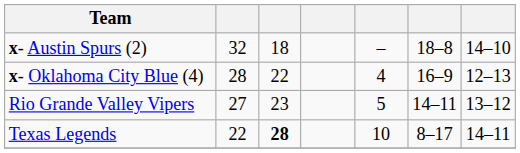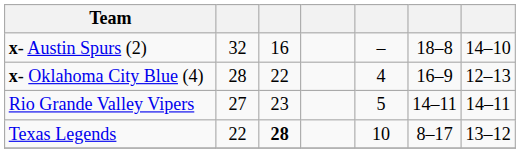(280, 47) 18 -> (280, 47) 16
(488, 104) 13–12 -> (488, 104) 14–11
(488, 133) 14–11 -> (488, 133) 13–12
